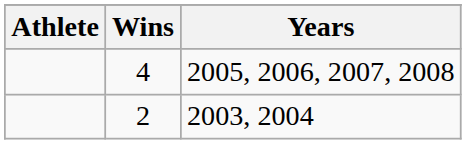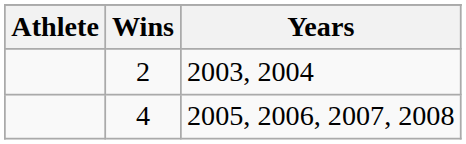rows swapped: (143, 71) <-> (143, 116)
